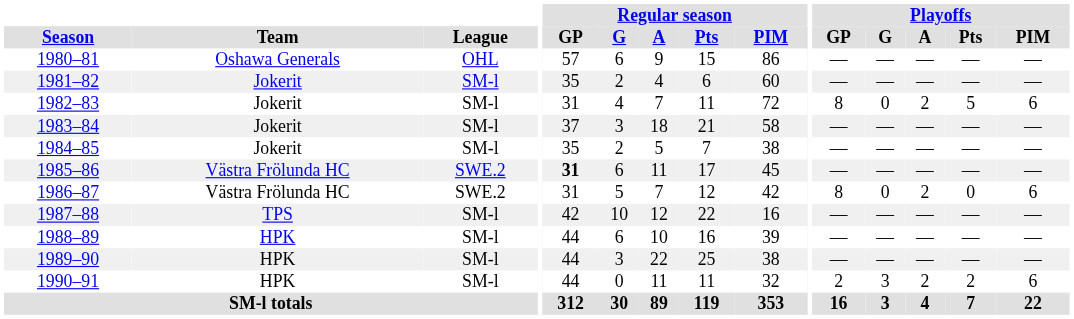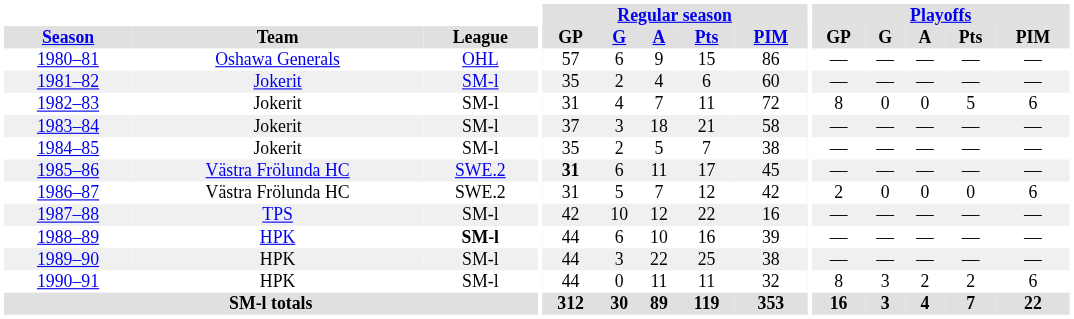(925, 103) 2 -> (925, 103) 0
(839, 192) 8 -> (839, 192) 2
(925, 192) 2 -> (925, 192) 0
(480, 237) normal -> (480, 237) bold
(839, 281) 2 -> (839, 281) 8
